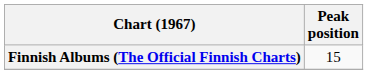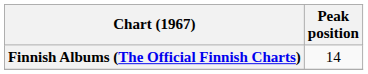(333, 57) 15 -> (333, 57) 14
